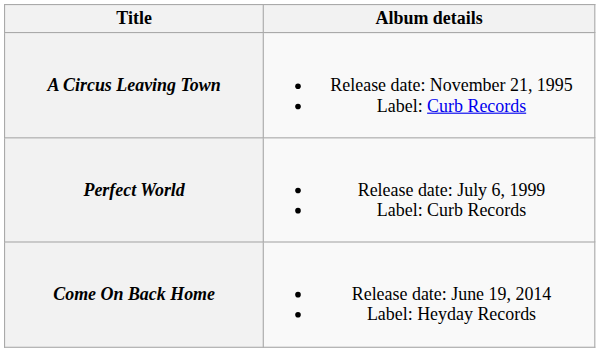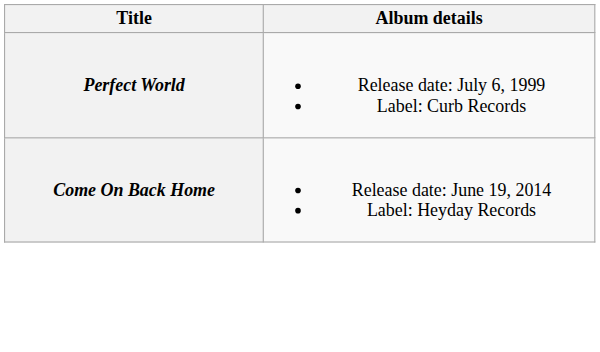- row: (134, 85)
